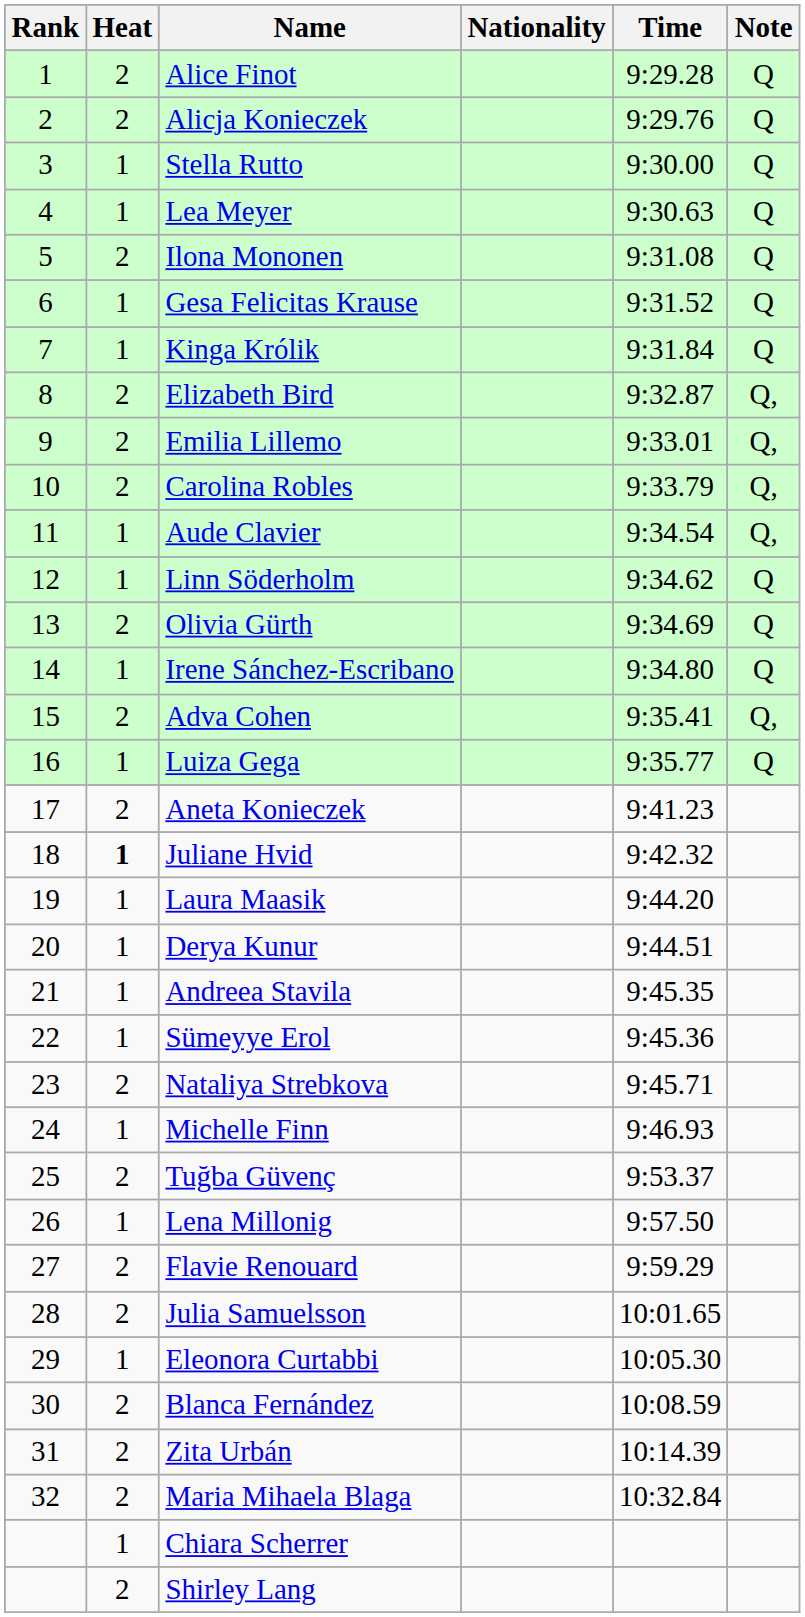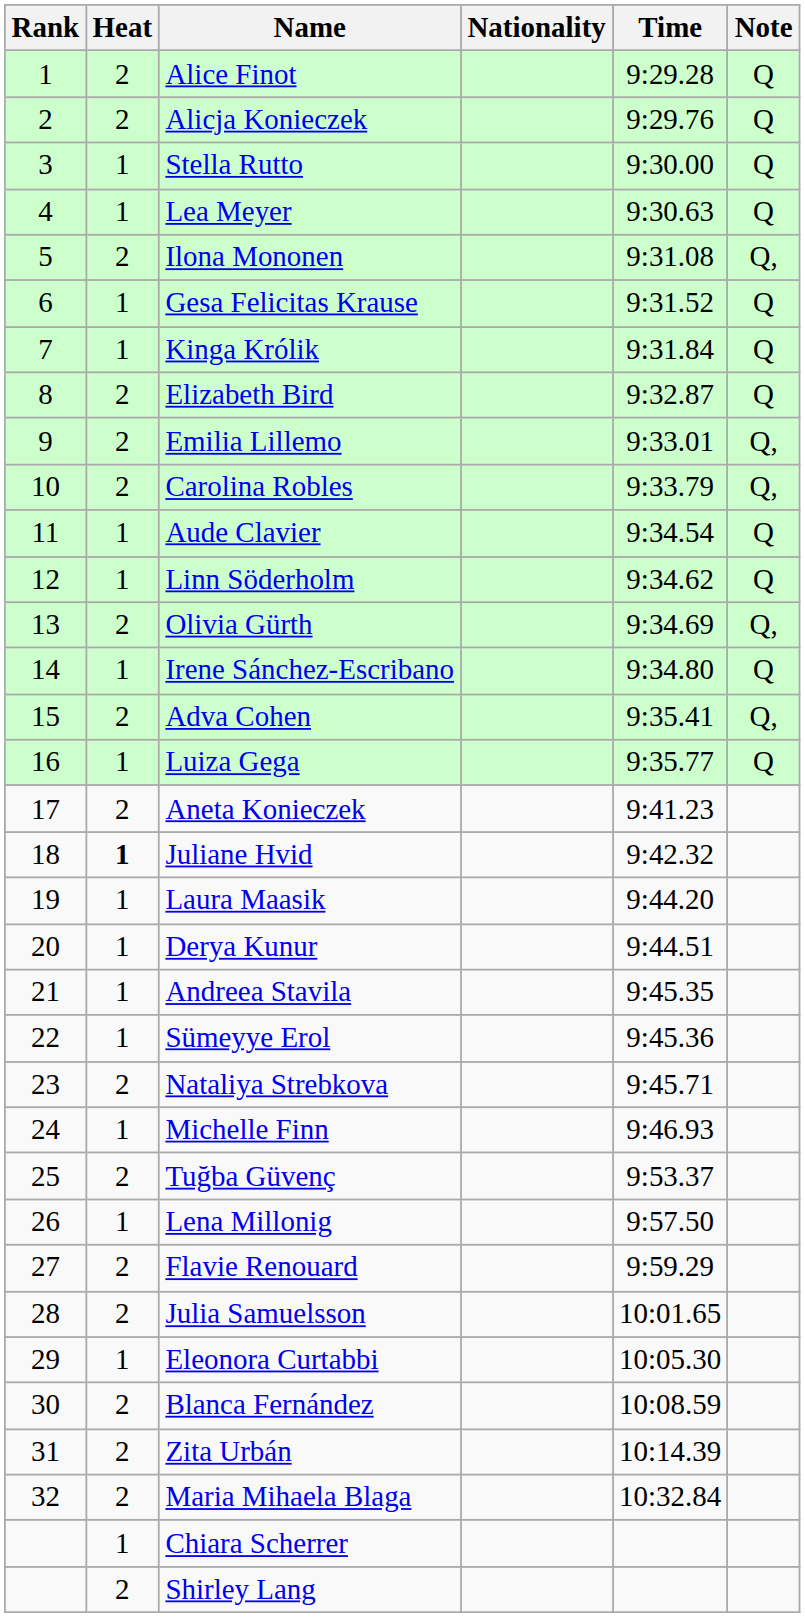(764, 257) Q -> (764, 257) Q,
(764, 394) Q, -> (764, 394) Q
(764, 532) Q, -> (764, 532) Q
(764, 624) Q -> (764, 624) Q,
